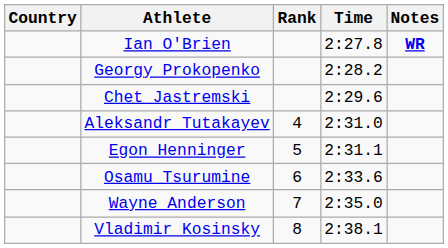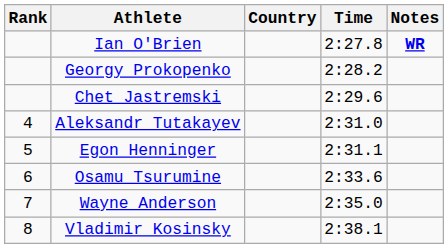columns swapped: (297, 18) <-> (43, 18)
